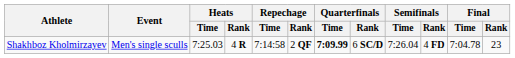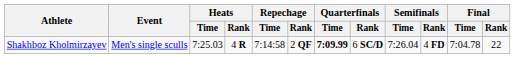(496, 45) 23 -> (496, 45) 22
